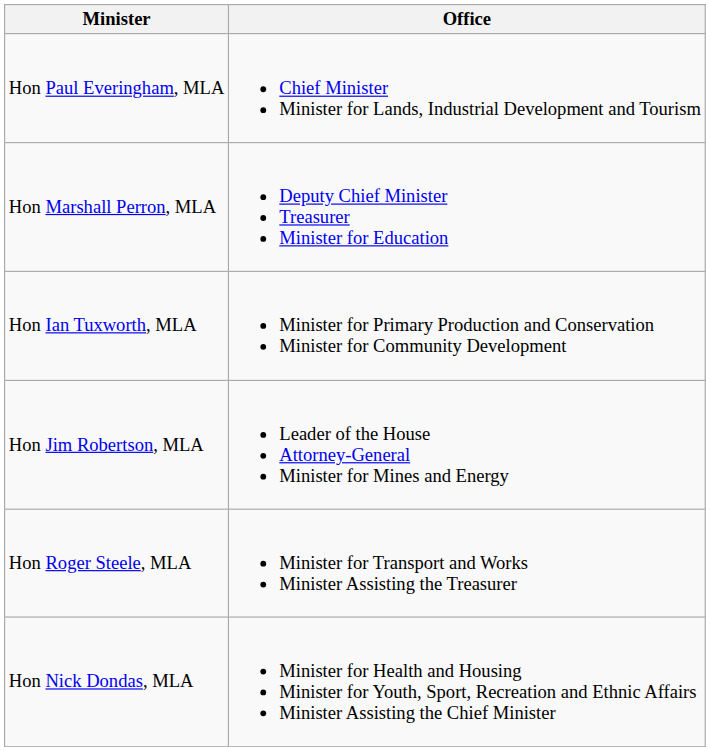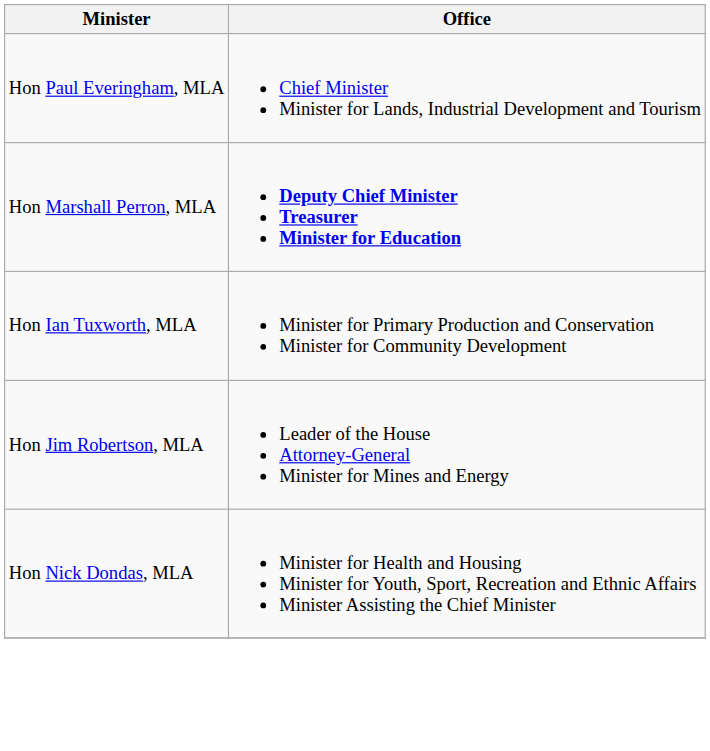(467, 217) normal -> (467, 217) bold
- row: (100, 563)
